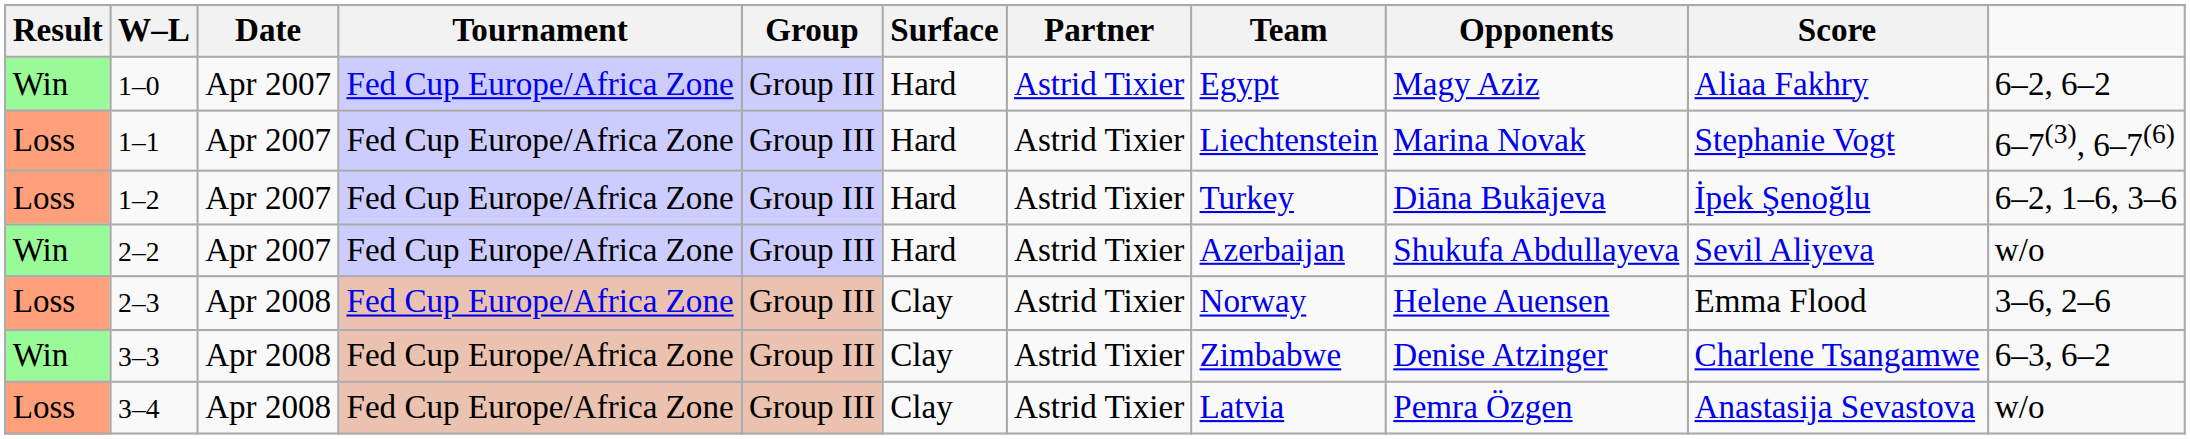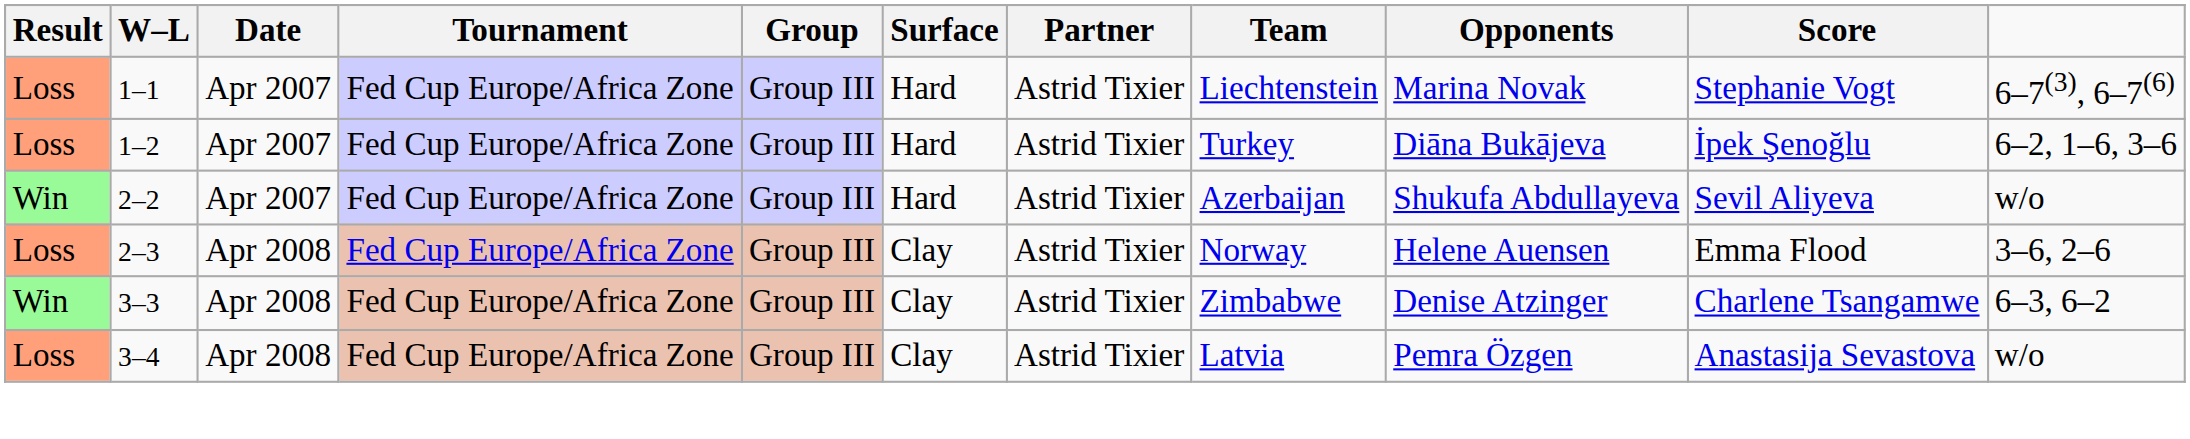- row: (139, 85)
